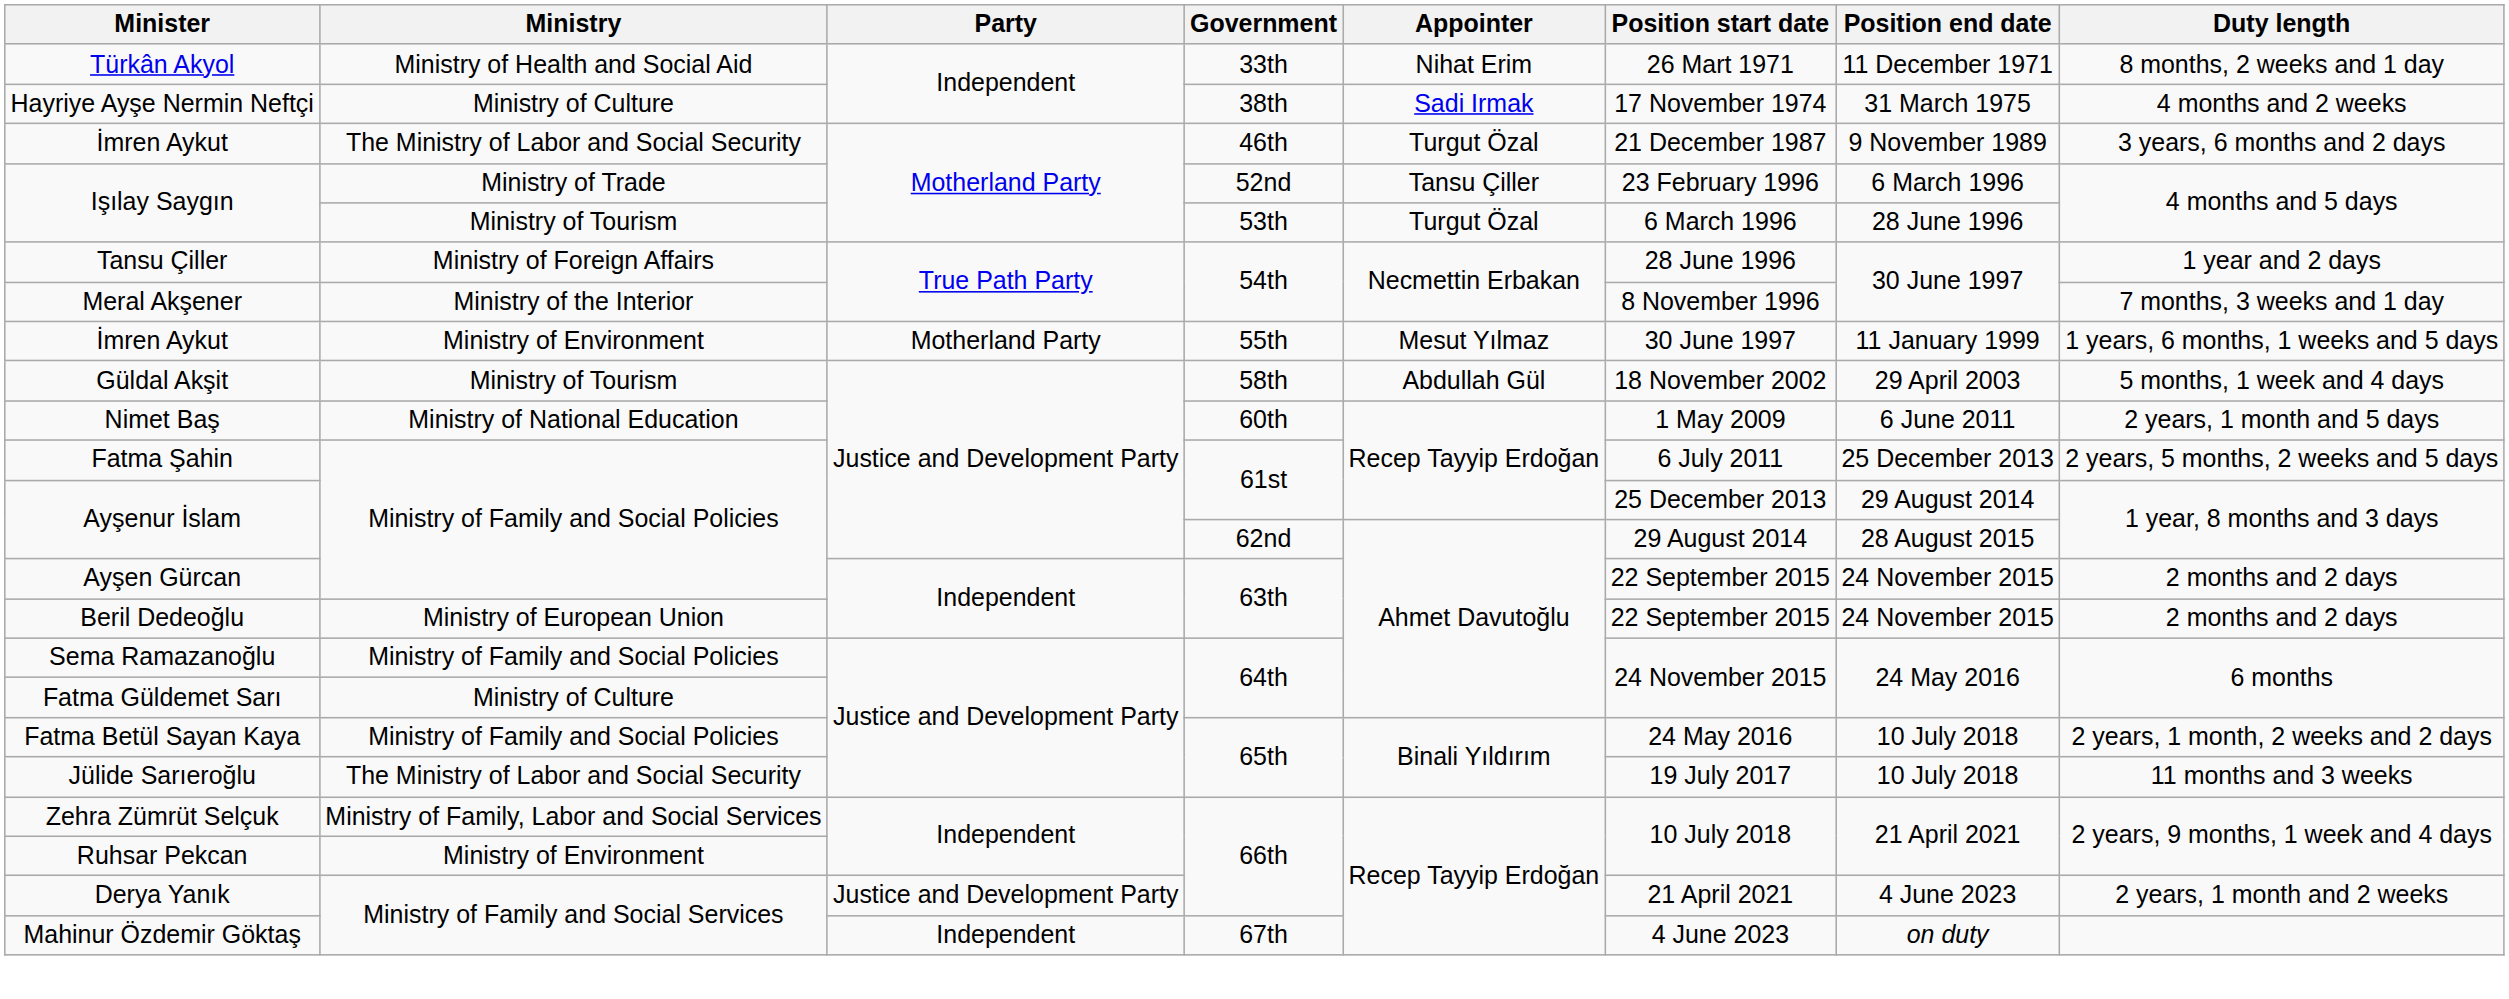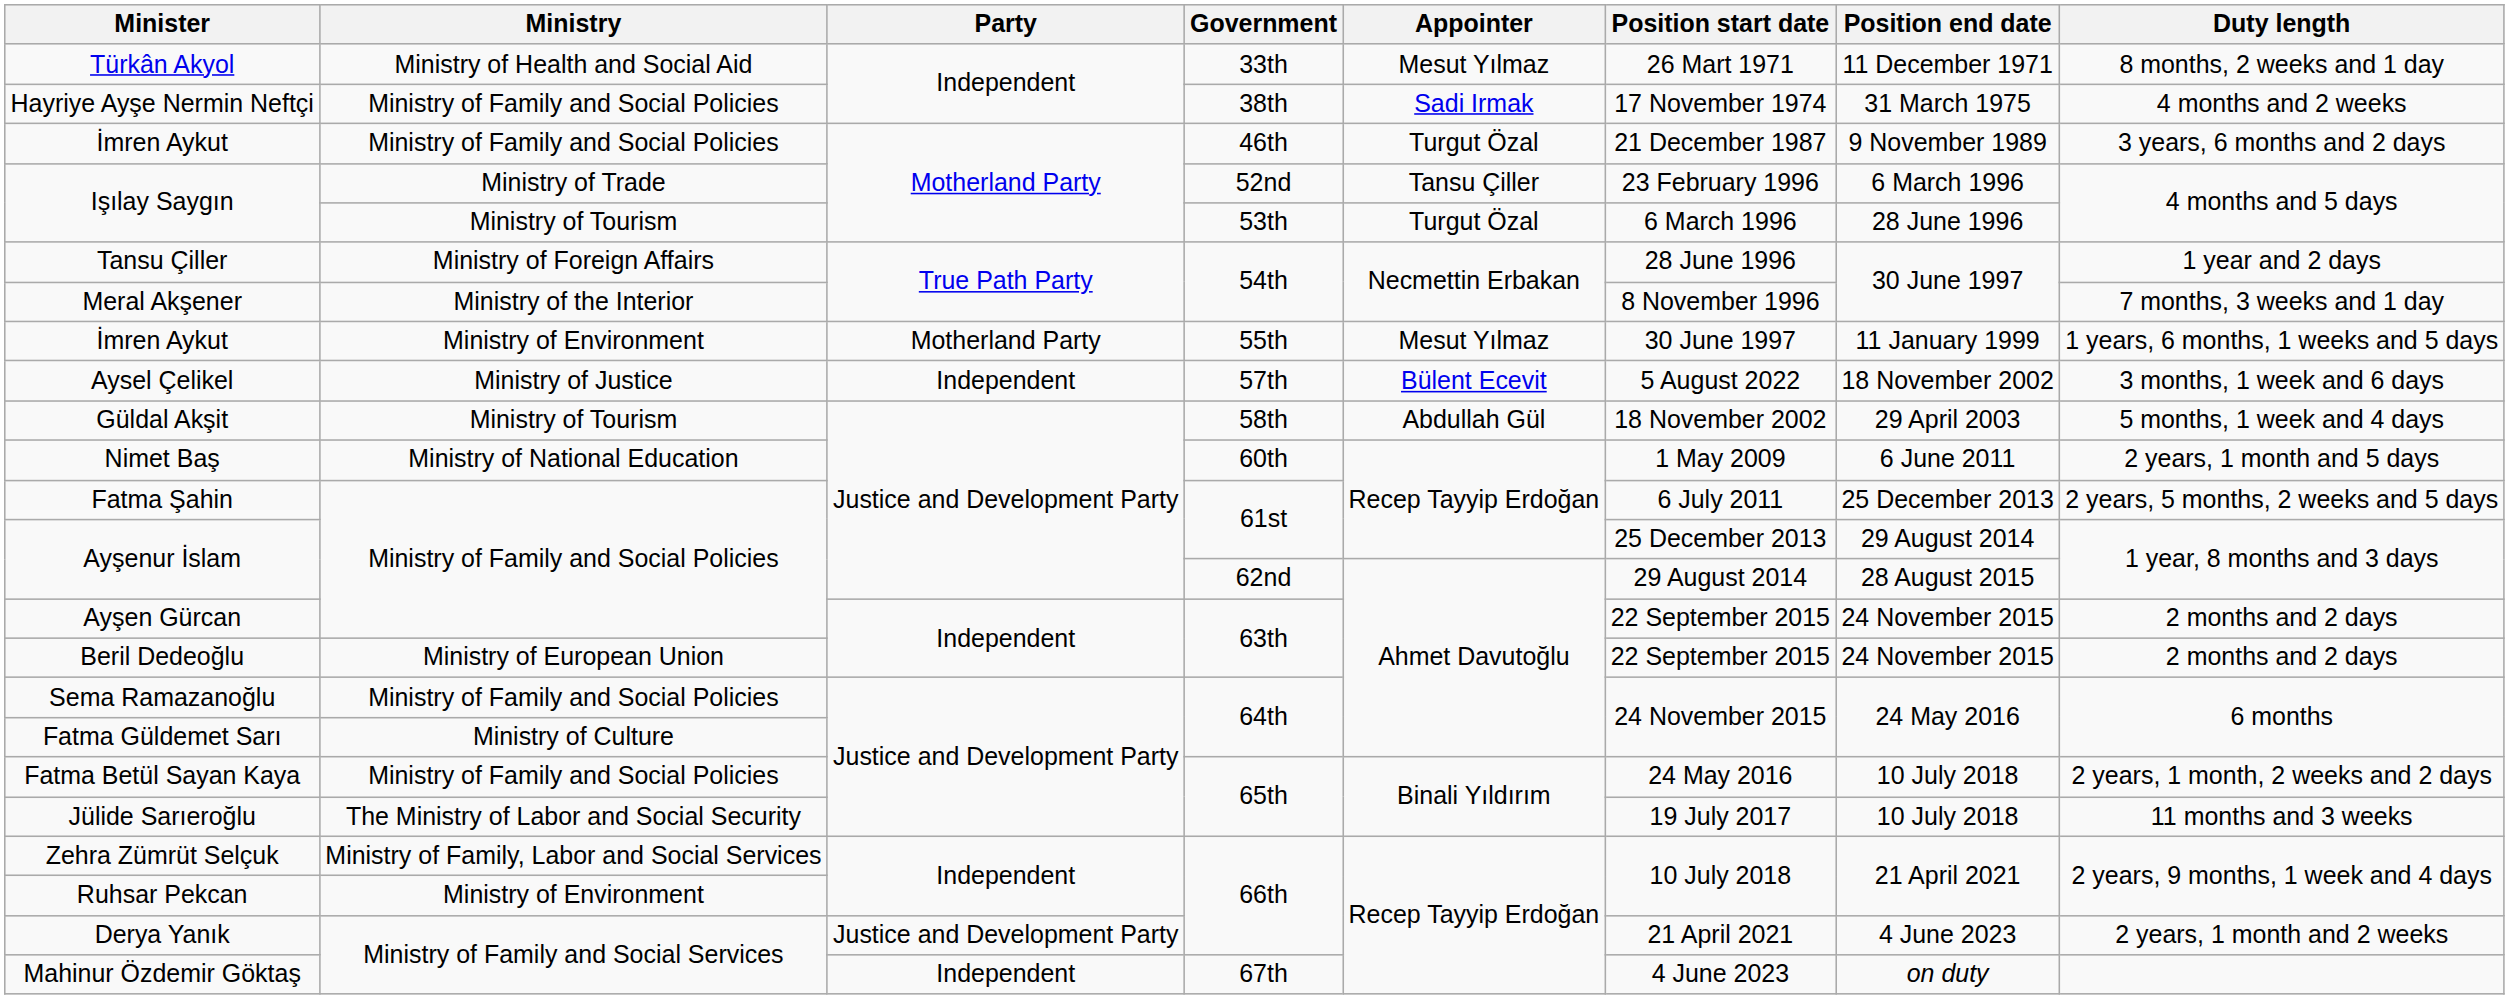(1474, 63) Nihat Erim -> (1474, 63) Mesut Yılmaz
(573, 103) Ministry of Culture -> (573, 103) Ministry of Family and Social Policies
(573, 143) The Ministry of Labor and Social Security -> (573, 143) Ministry of Family and Social Policies
+ row: (162, 380)
